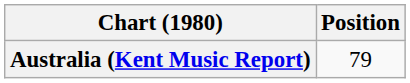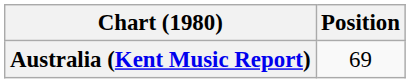(361, 58) 79 -> (361, 58) 69
